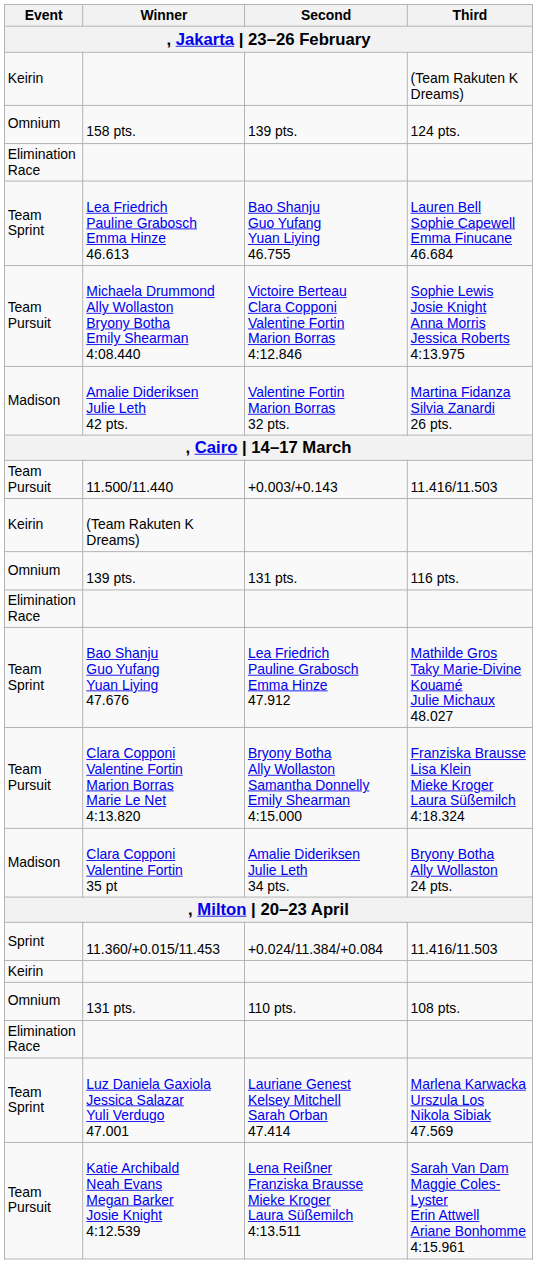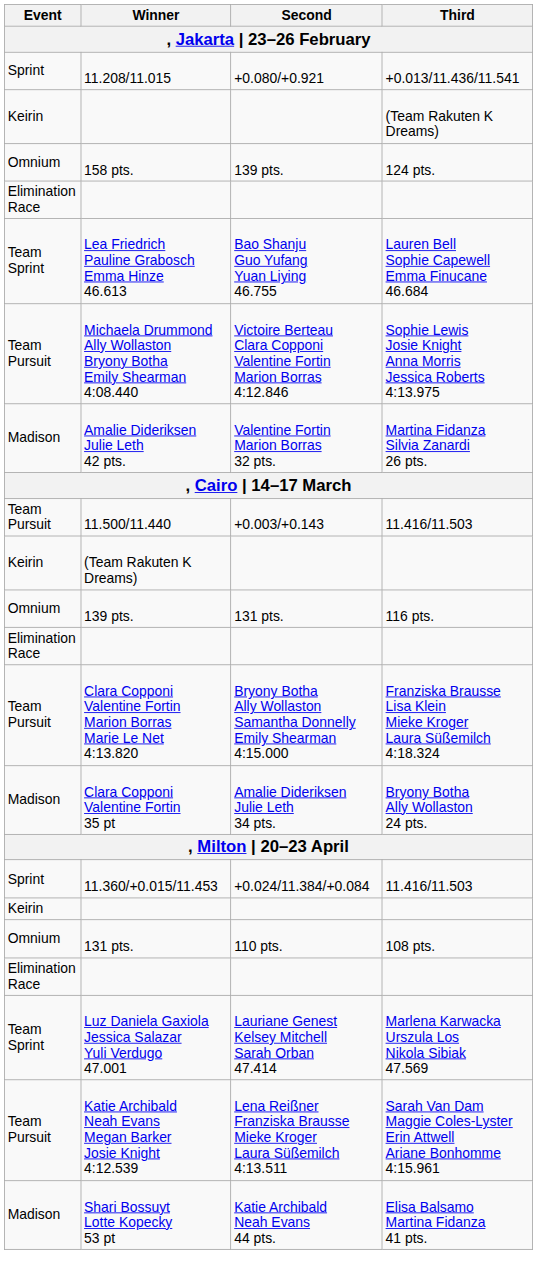+ row: (128, 78)
- row: (123, 677)
+ row: (128, 1222)
